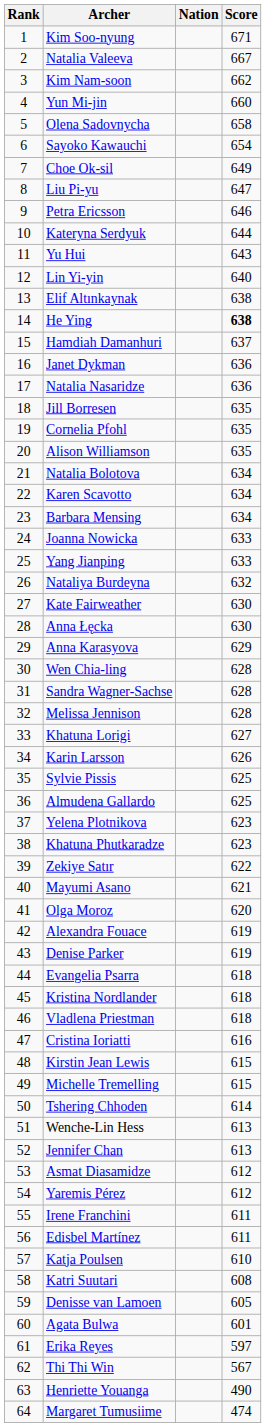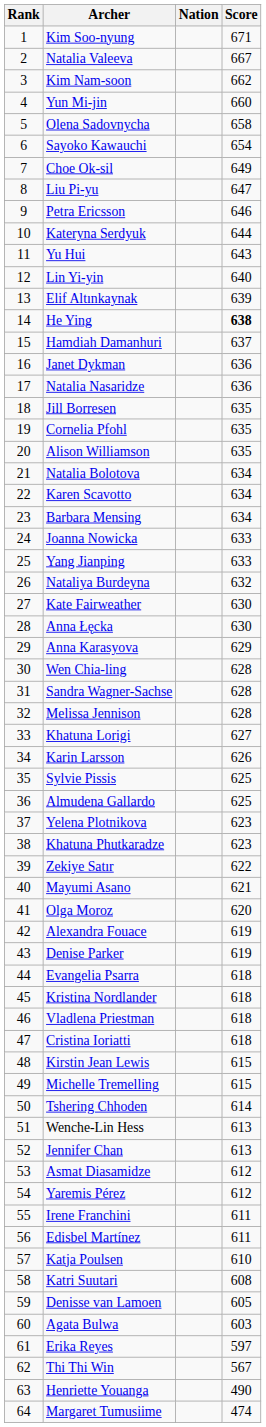(241, 299) 638 -> (241, 299) 639
(241, 1041) 616 -> (241, 1041) 618
(241, 1324) 601 -> (241, 1324) 603
